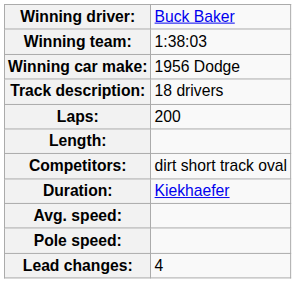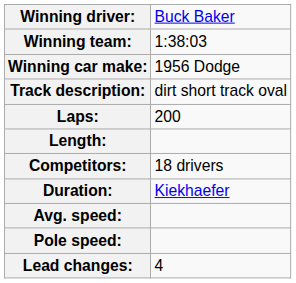(189, 91) 18 drivers -> (221, 91) dirt short track oval
(221, 166) dirt short track oval -> (189, 166) 18 drivers
